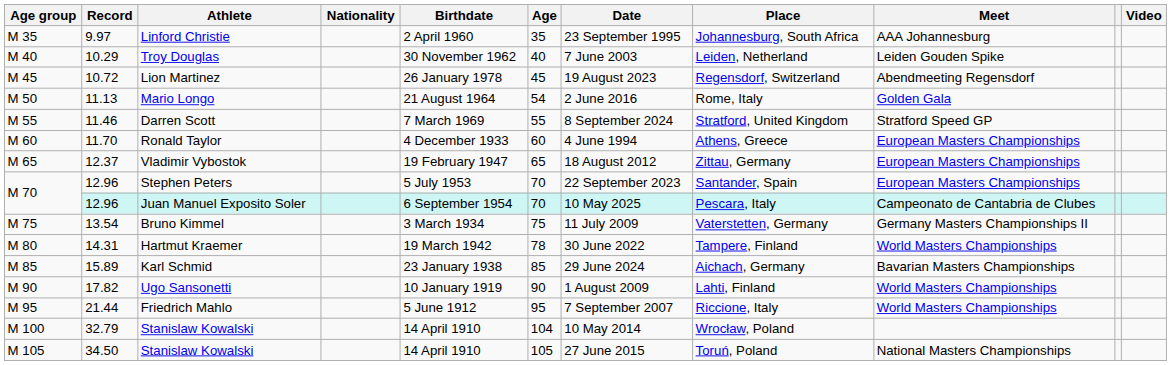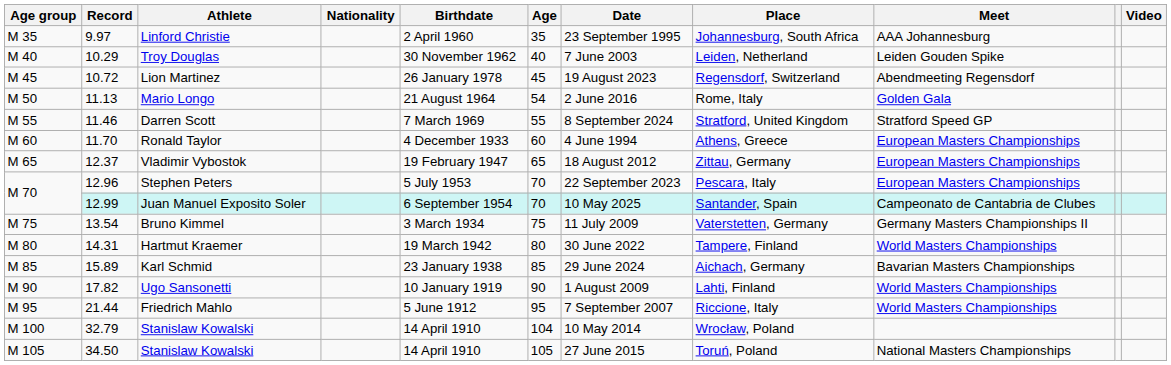(746, 183) Santander, Spain -> (736, 183) Pescara, Italy
(102, 204) 12.96 -> (102, 204) 12.99
(736, 204) Pescara, Italy -> (746, 204) Santander, Spain
(538, 246) 78 -> (538, 246) 80
